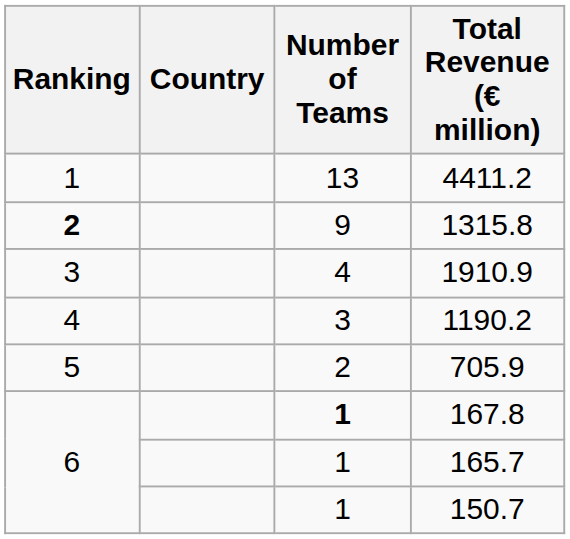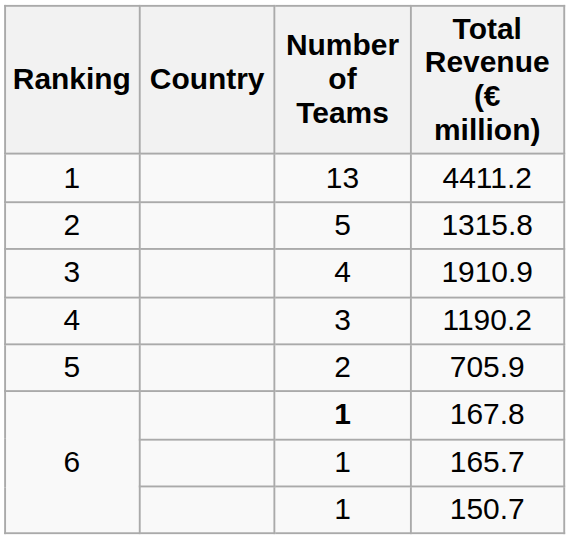(72, 225) bold -> (72, 225) normal
(343, 225) 9 -> (343, 225) 5
